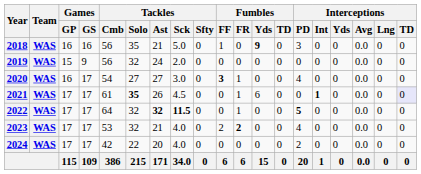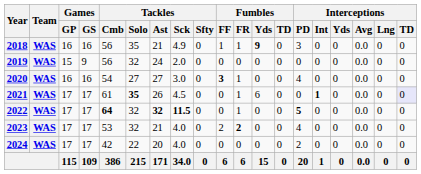(179, 45) 5.0 -> (179, 45) 4.9
(239, 45) 0 -> (239, 45) 1
(87, 78) 17 -> (87, 78) 16
(107, 111) normal -> (107, 111) bold
